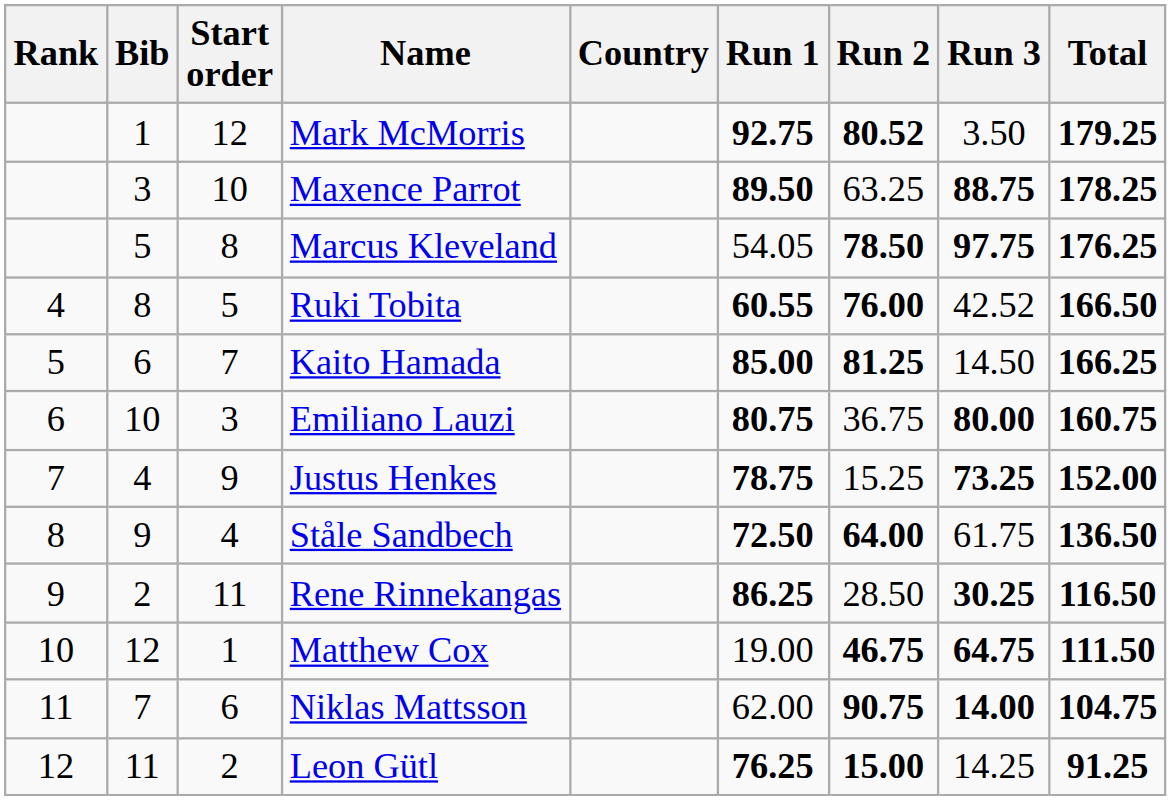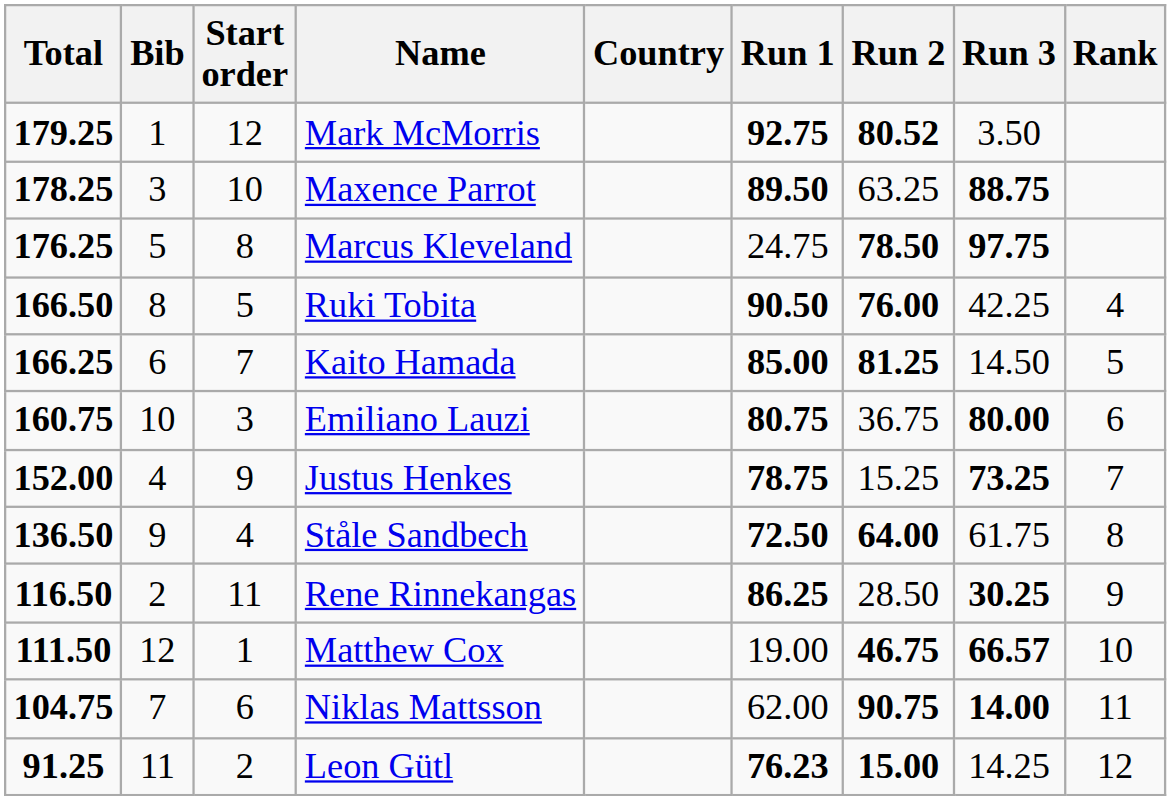columns swapped: (56, 53) <-> (1108, 53)
(773, 246) 54.05 -> (788, 246) 24.75
(773, 304) 60.55 -> (788, 304) 90.50
(994, 304) 42.52 -> (1009, 304) 42.25
(994, 650) 64.75 -> (1009, 650) 66.57
(773, 765) 76.25 -> (788, 765) 76.23
